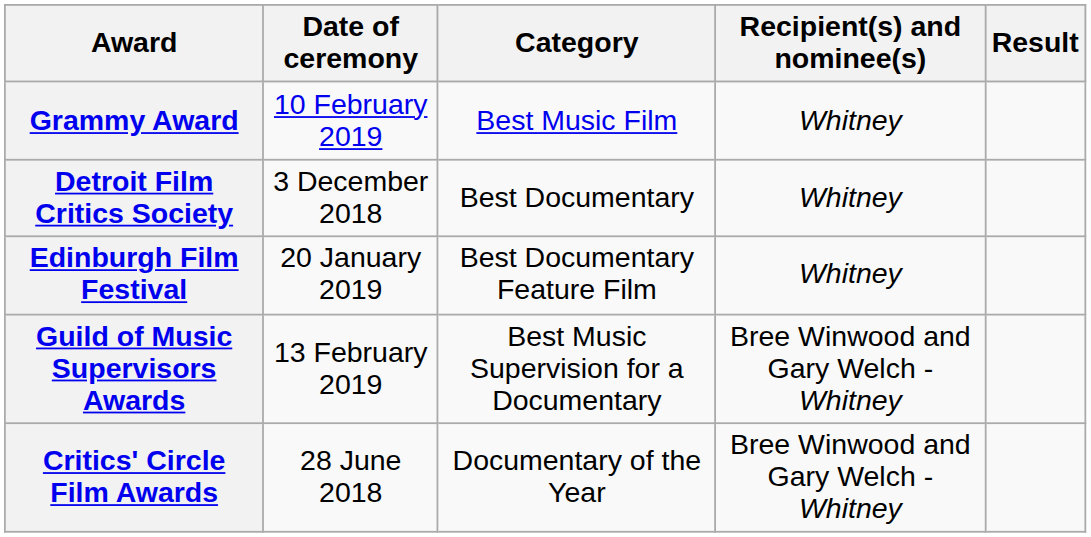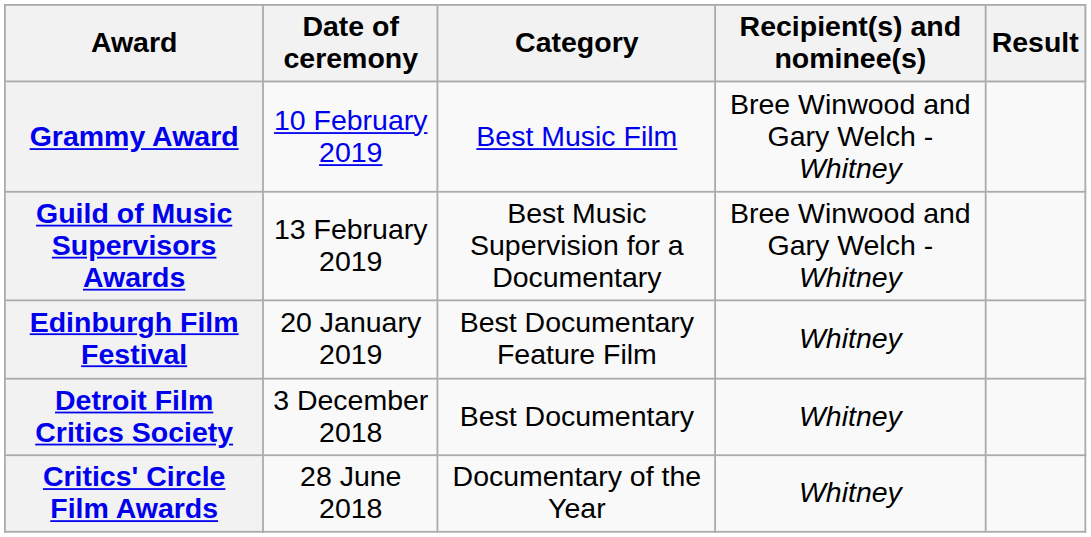(850, 120) Whitney -> (850, 136) Bree Winwood and Gary Welch - Whitney
rows swapped: (134, 197) <-> (134, 367)
(850, 477) Bree Winwood and Gary Welch - Whitney -> (850, 493) Whitney
